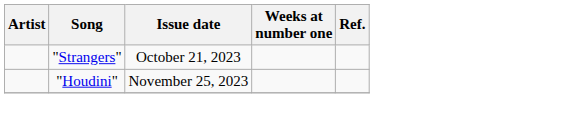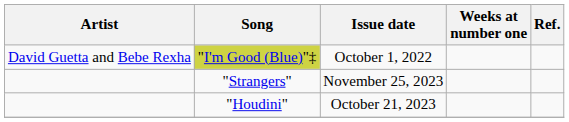+ row: (257, 57)
(188, 57) October 21, 2023 -> (383, 81) November 25, 2023
(188, 81) November 25, 2023 -> (383, 104) October 21, 2023
